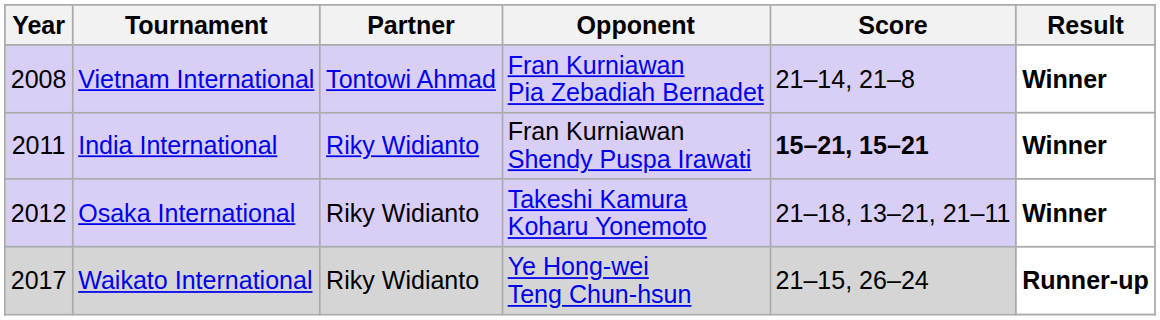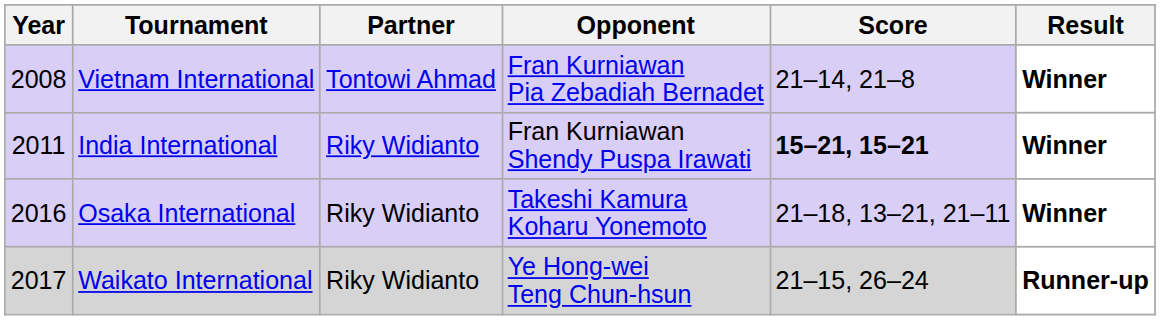(39, 213) 2012 -> (39, 213) 2016
